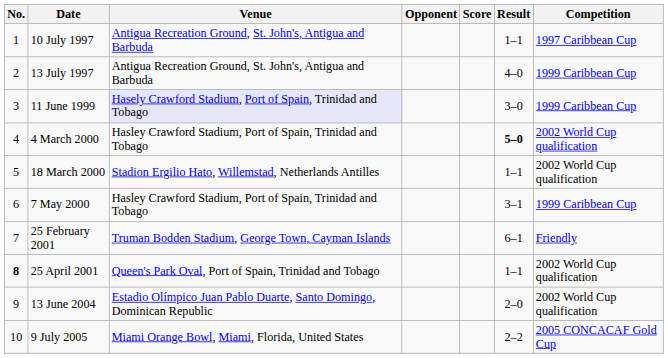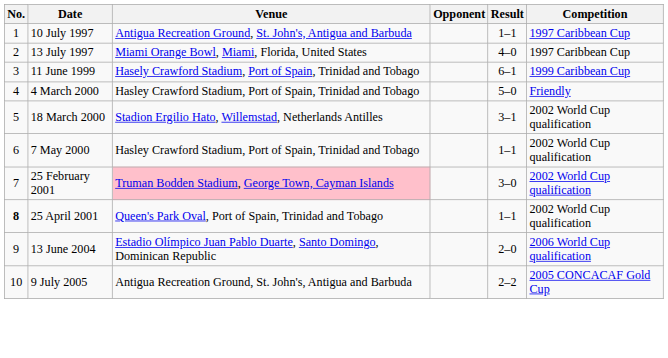- column: (477, 14)
(238, 73) Antigua Recreation Ground, St. John's, Antigua and Barbuda -> (241, 52) Miami Orange Bowl, Miami, Florida, United States
(586, 73) 1999 Caribbean Cup -> (580, 52) 1997 Caribbean Cup
(244, 106) lavender background -> (267, 71) no background
(514, 106) 3–0 -> (507, 71) 6–1
(514, 139) bold -> (507, 91) normal
(576, 139) 2002 World Cup qualification -> (550, 91) Friendly
(514, 172) 1–1 -> (507, 117) 3–1
(514, 205) 3–1 -> (507, 150) 1–1
(586, 205) 1999 Caribbean Cup -> (570, 150) 2002 World Cup qualification
(251, 238) no background -> (254, 183) pink background
(514, 238) 6–1 -> (507, 183) 3–0
(556, 238) Friendly -> (570, 183) 2002 World Cup qualification
(576, 303) 2002 World Cup qualification -> (570, 249) 2006 World Cup qualification
(238, 336) Miami Orange Bowl, Miami, Florida, United States -> (264, 282) Antigua Recreation Ground, St. John's, Antigua and Barbuda
